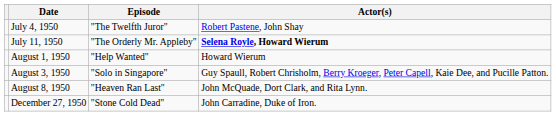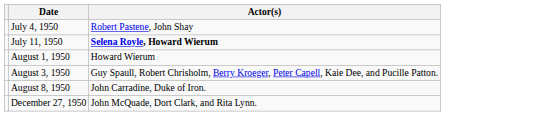- column: (144, 12)
(284, 88) John McQuade, Dort Clark, and Rita Lynn. -> (148, 88) John Carradine, Duke of Iron.
(259, 103) John Carradine, Duke of Iron. -> (174, 103) John McQuade, Dort Clark, and Rita Lynn.
